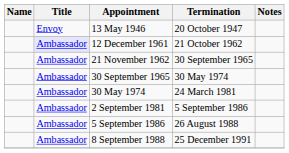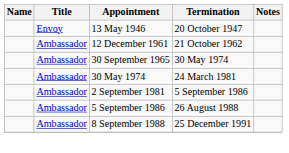(62, 44) lavender background -> (62, 44) no background
- row: (130, 60)
